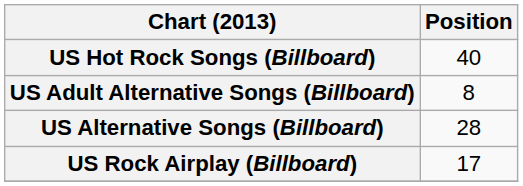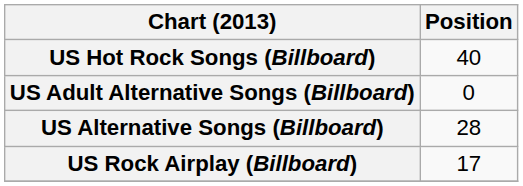(469, 92) 8 -> (469, 92) 0
